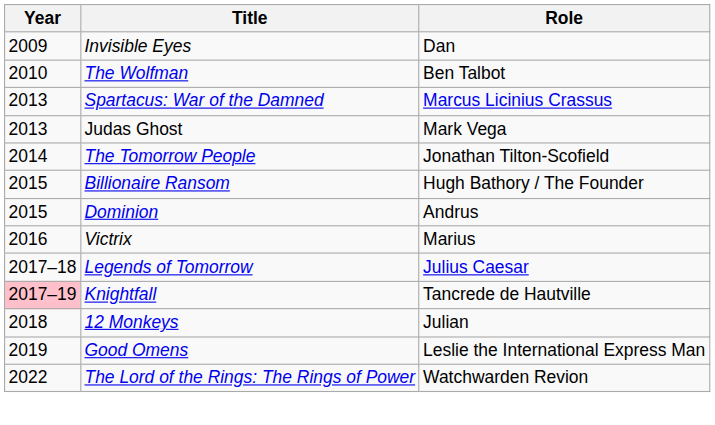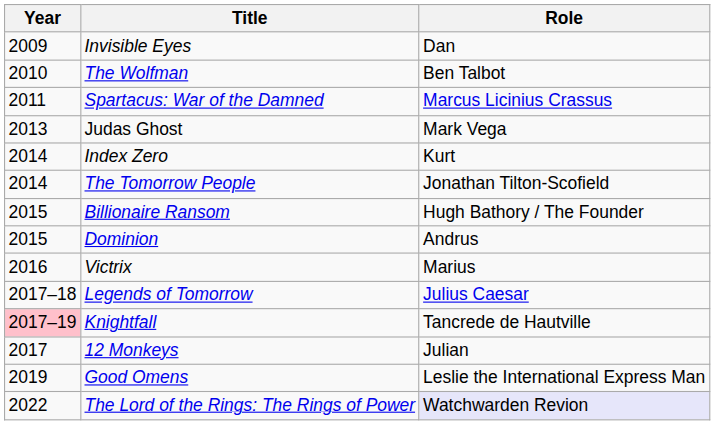(28, 101) 2013 -> (27, 101) 2011
+ row: (126, 156)
(28, 322) 2018 -> (28, 350) 2017
(506, 377) no background -> (506, 405) lavender background
